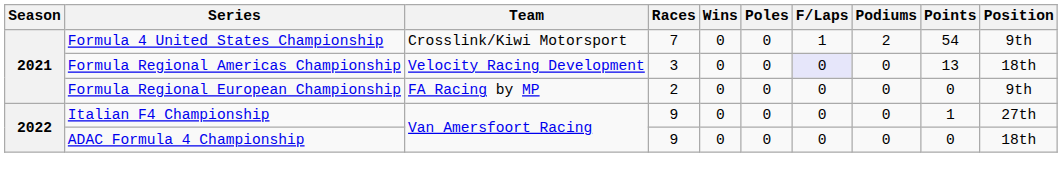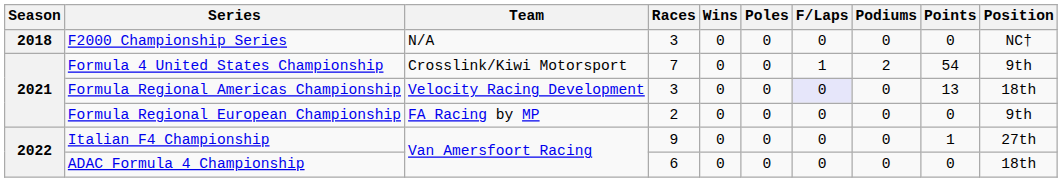+ row: (177, 41)
(674, 139) 9 -> (674, 164) 6
